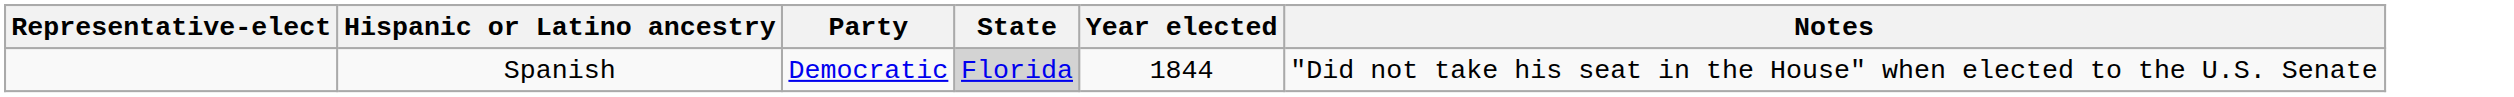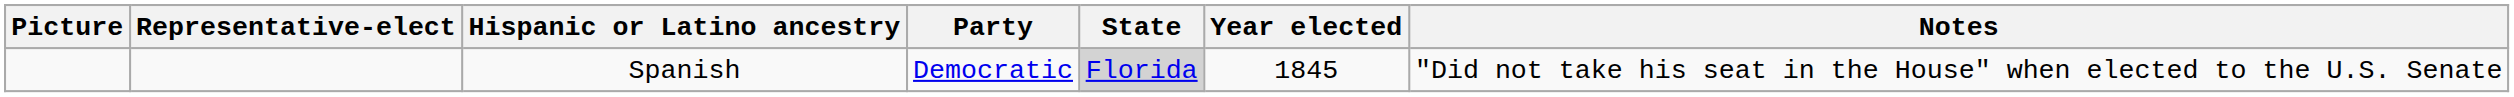+ column: (67, 27)
(1182, 70) 1844 -> (1306, 70) 1845
